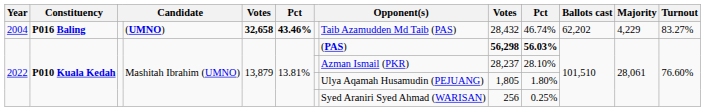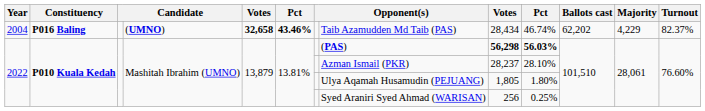(505, 30) 28,432 -> (505, 30) 28,434
(677, 30) 83.27% -> (677, 30) 82.37%
